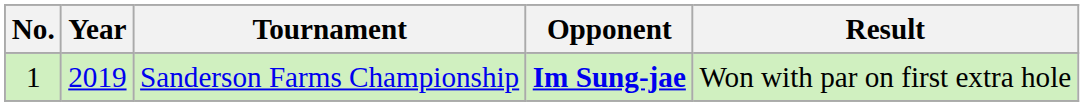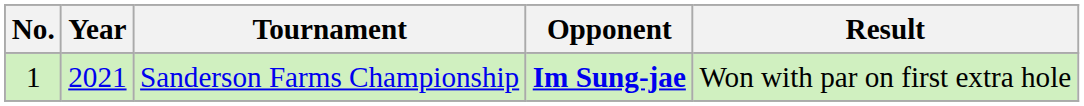(97, 76) 2019 -> (97, 76) 2021
